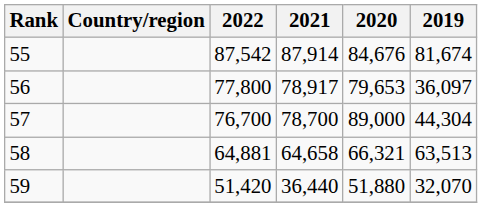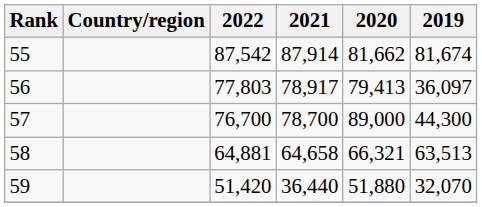(376, 53) 84,676 -> (376, 53) 81,662
(243, 86) 77,800 -> (243, 86) 77,803
(376, 86) 79,653 -> (376, 86) 79,413
(443, 119) 44,304 -> (443, 119) 44,300
